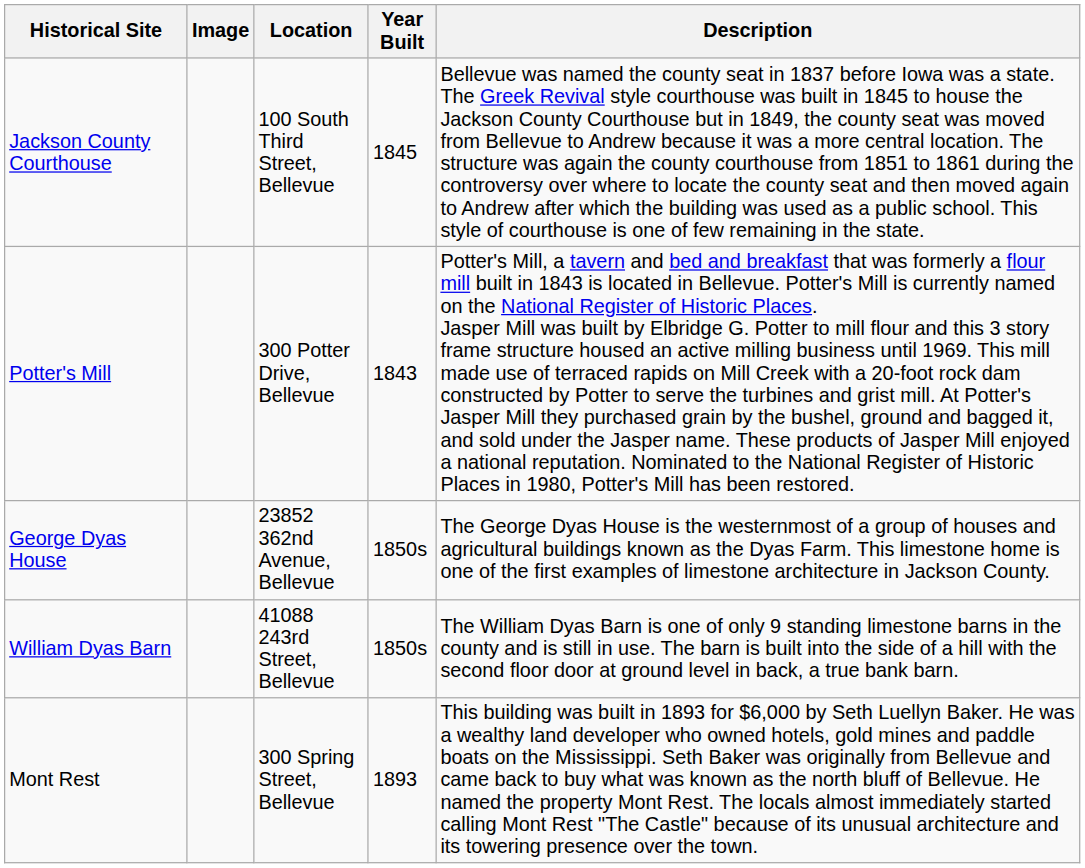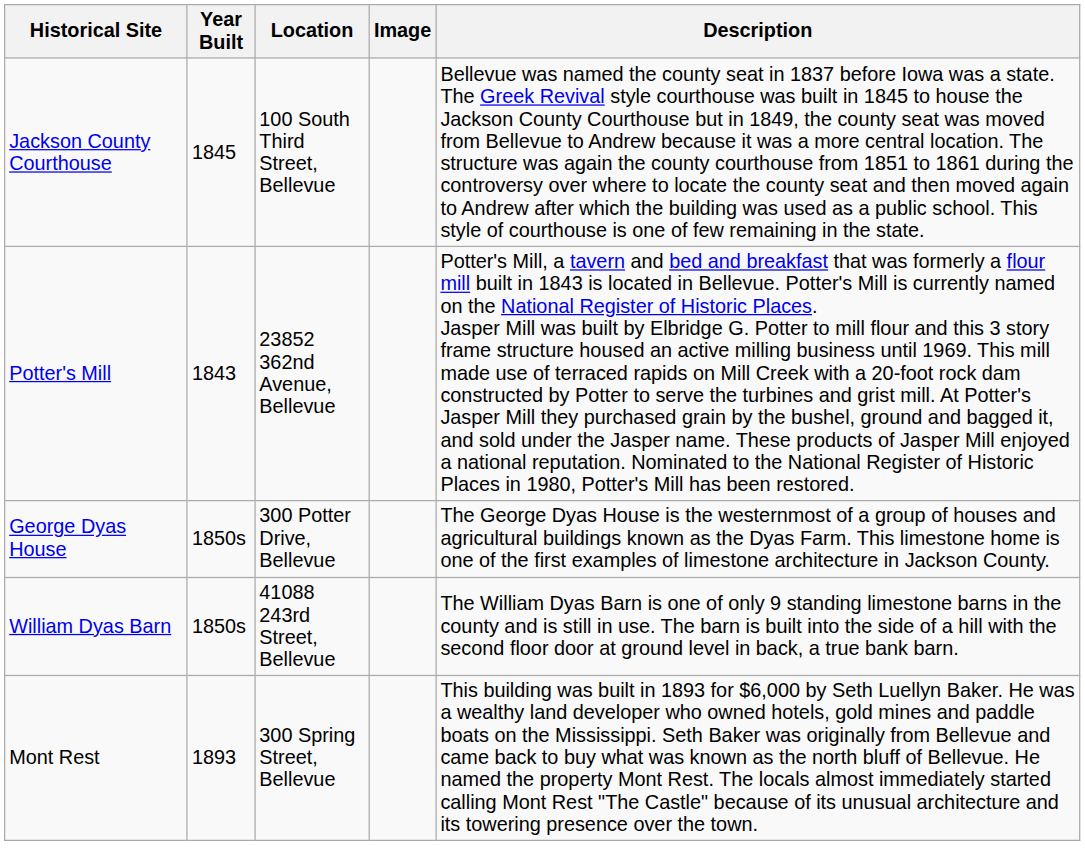columns swapped: (402, 31) <-> (221, 31)
(304, 373) 300 Potter Drive, Bellevue -> (297, 373) 23852 362nd Avenue, Bellevue
(296, 549) 23852 362nd Avenue, Bellevue -> (305, 538) 300 Potter Drive, Bellevue
